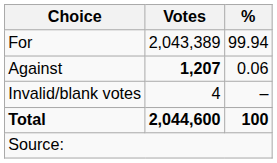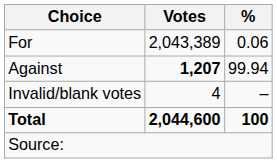(248, 42) 99.94 -> (253, 42) 0.06
(253, 68) 0.06 -> (248, 68) 99.94
